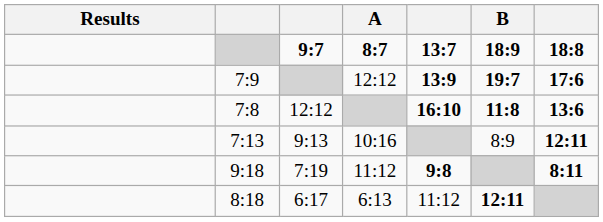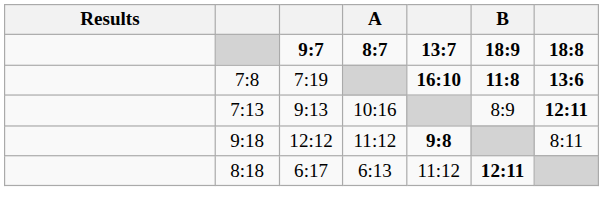- row: (247, 79)
(311, 110) 12:12 -> (311, 79) 7:19
(311, 170) 7:19 -> (311, 140) 12:12
(566, 170) bold -> (566, 140) normal
